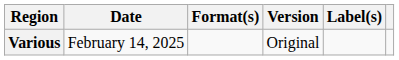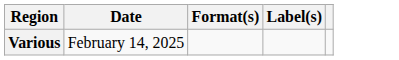- column: (293, 17)
